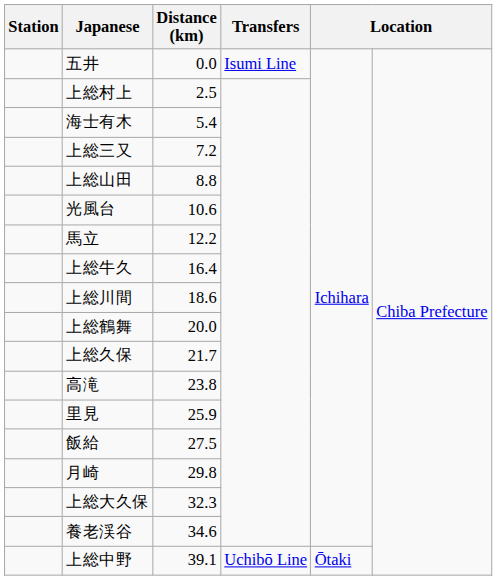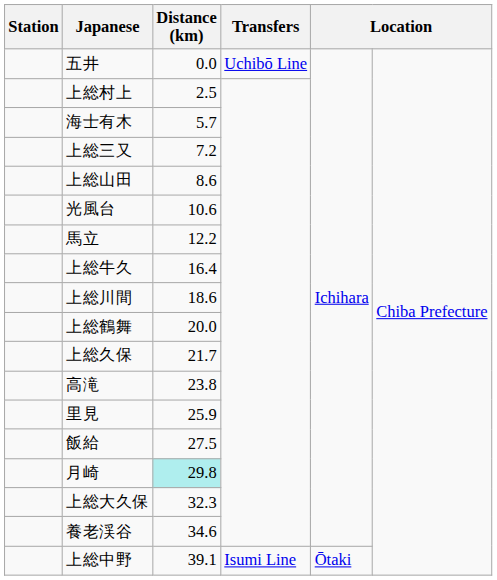(260, 63) Isumi Line -> (266, 63) Uchibō Line
(206, 122) 5.4 -> (206, 122) 5.7
(206, 180) 8.8 -> (206, 180) 8.6
(202, 472) no background -> (202, 472) paleturquoise background
(266, 560) Uchibō Line -> (260, 560) Isumi Line
